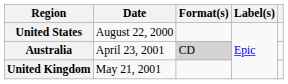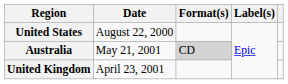(130, 50) April 23, 2001 -> (128, 50) May 21, 2001
(128, 69) May 21, 2001 -> (130, 69) April 23, 2001
